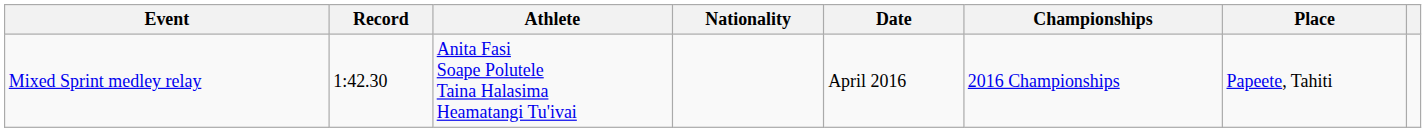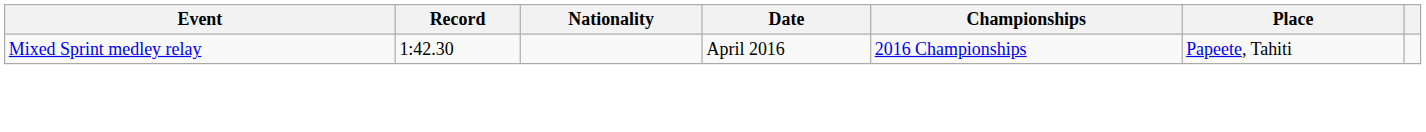- column: (552, 19)
